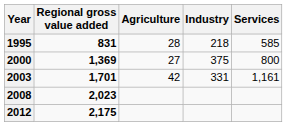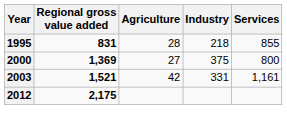(270, 43) 585 -> (270, 43) 855
(102, 78) 1,701 -> (102, 78) 1,521
- row: (19, 95)
